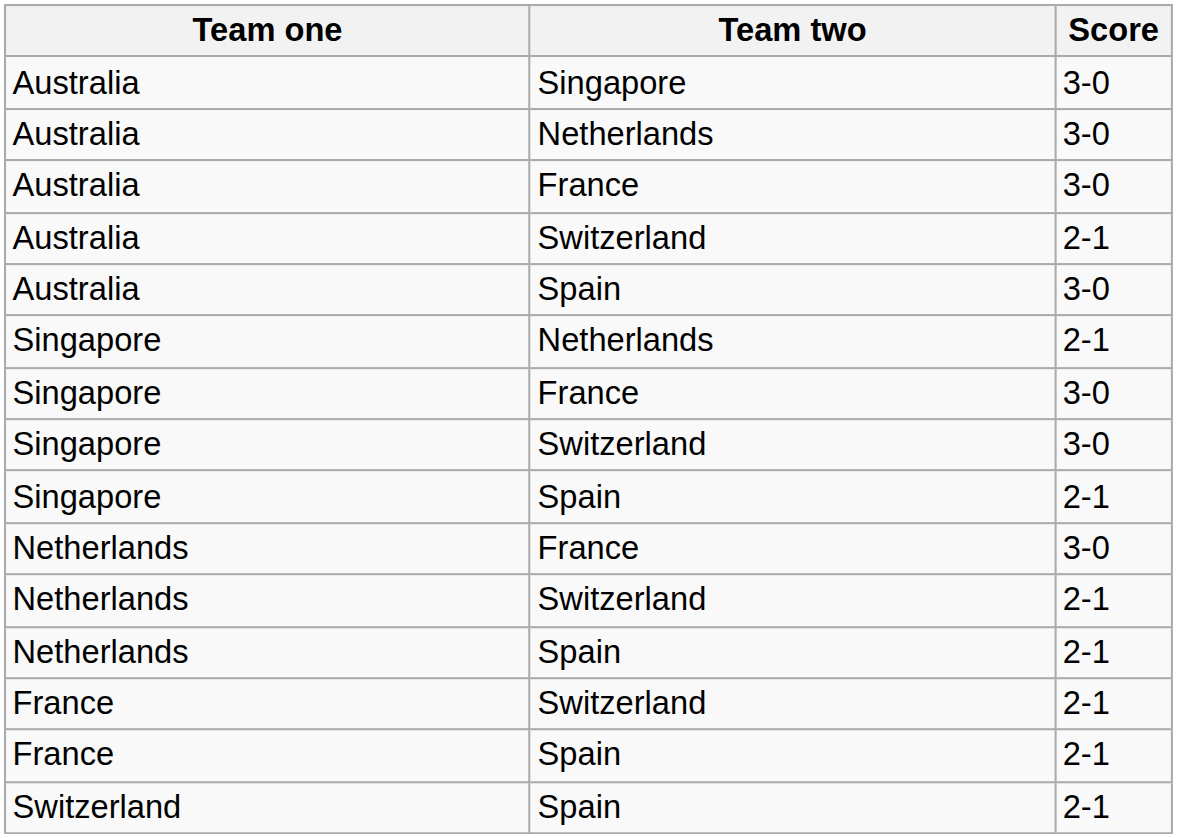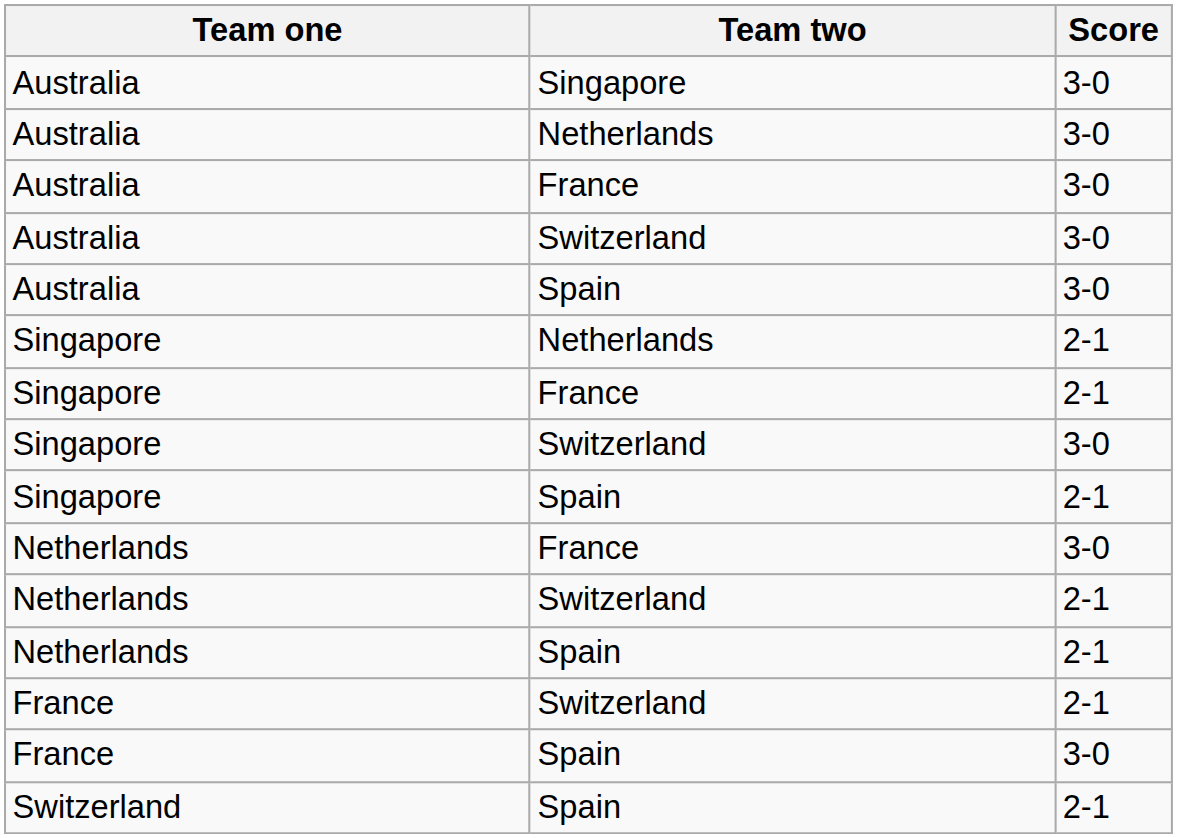(1086, 237) 2-1 -> (1086, 237) 3-0
(1086, 392) 3-0 -> (1086, 392) 2-1
(1086, 755) 2-1 -> (1086, 755) 3-0
